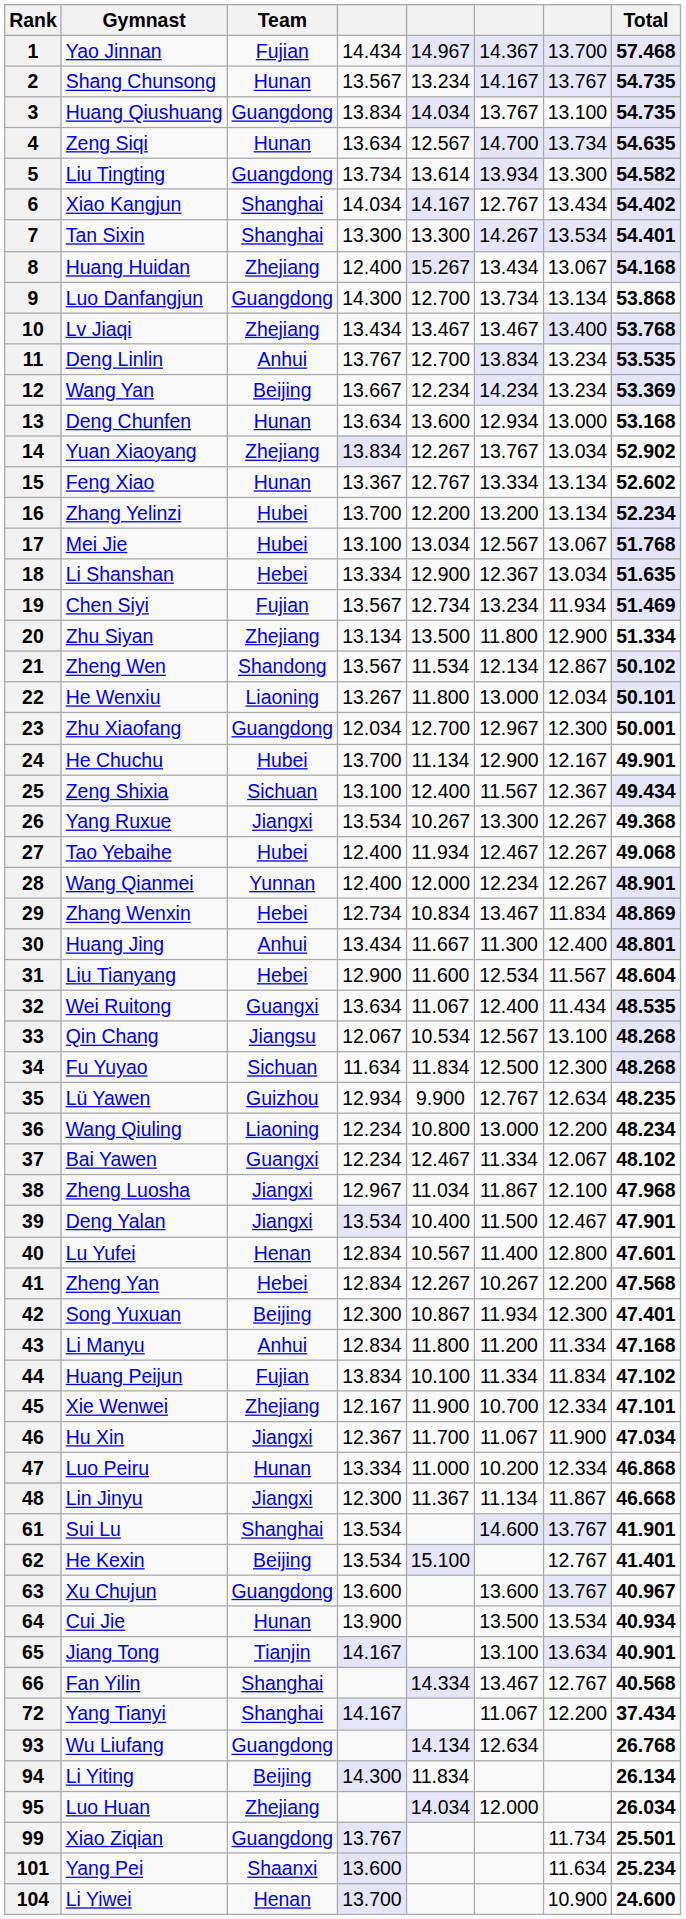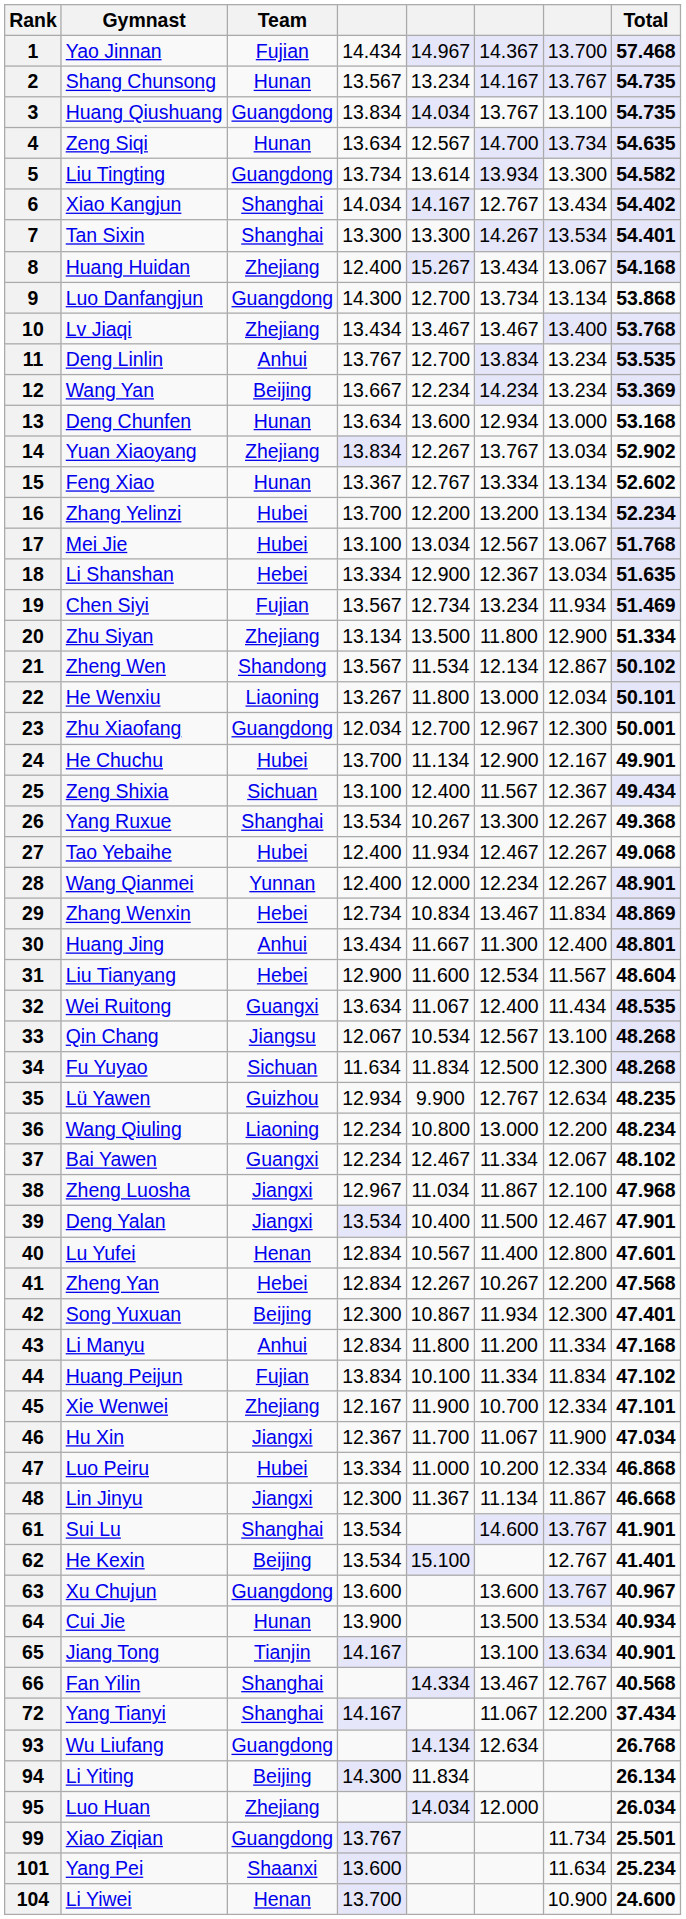(282, 821) Jiangxi -> (282, 821) Shanghai
(282, 1468) Hunan -> (282, 1468) Hubei
